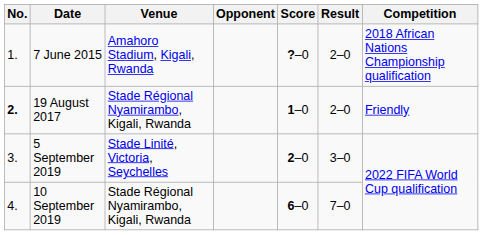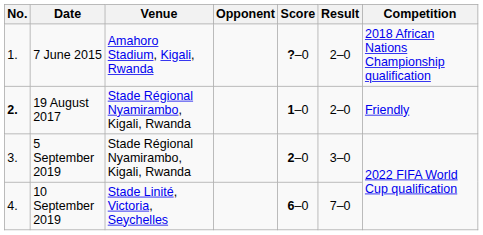(142, 158) Stade Linité, Victoria, Seychelles -> (150, 158) Stade Régional Nyamirambo, Kigali, Rwanda
(150, 205) Stade Régional Nyamirambo, Kigali, Rwanda -> (142, 205) Stade Linité, Victoria, Seychelles
